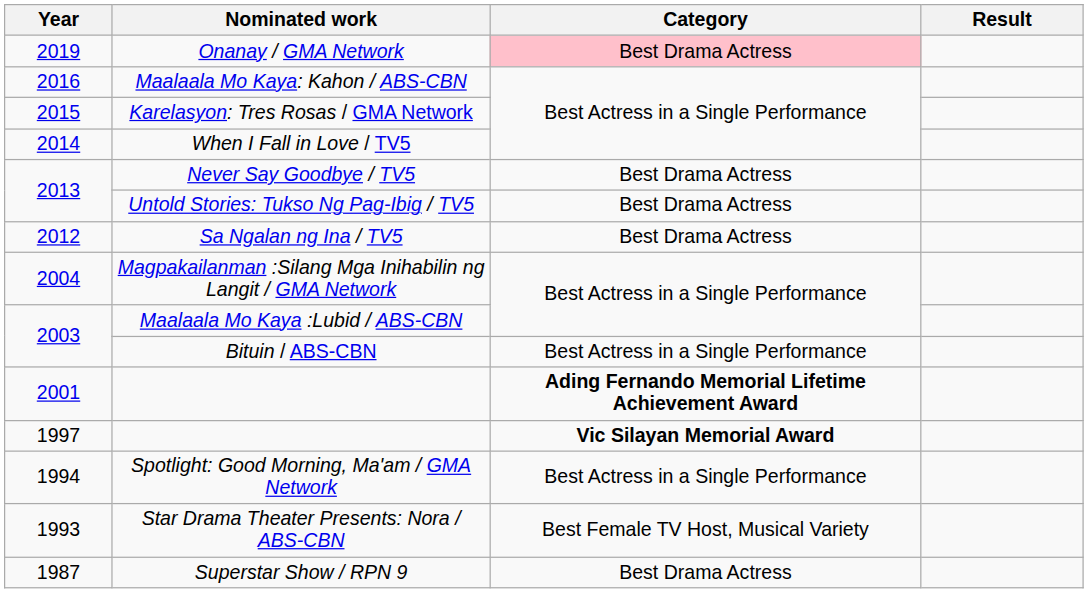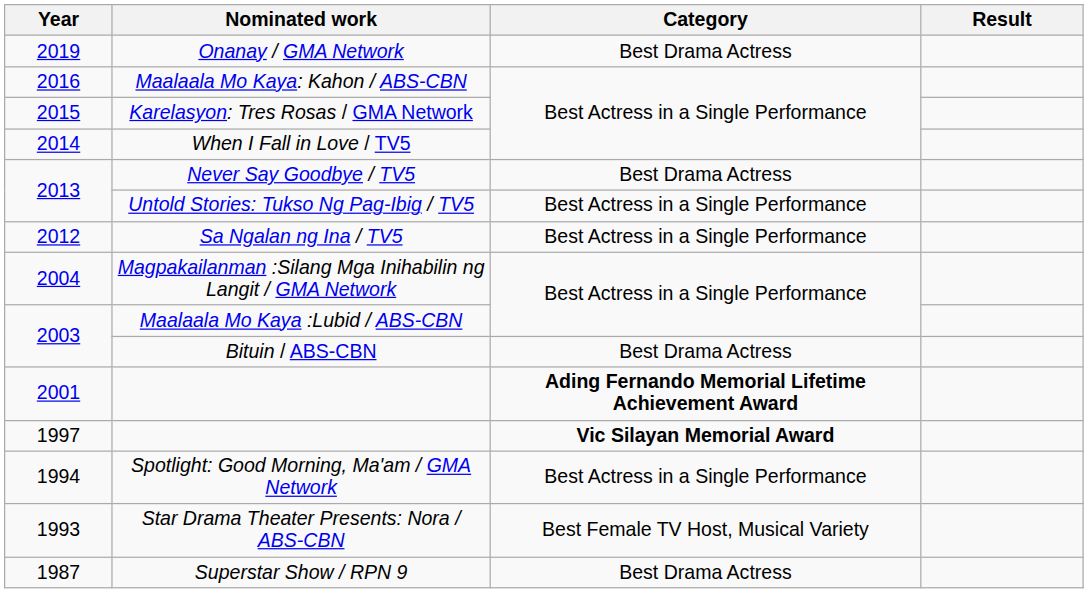(705, 50) pink background -> (705, 50) no background
(705, 205) Best Drama Actress -> (705, 205) Best Actress in a Single Performance
(705, 236) Best Drama Actress -> (705, 236) Best Actress in a Single Performance
(705, 351) Best Actress in a Single Performance -> (705, 351) Best Drama Actress
